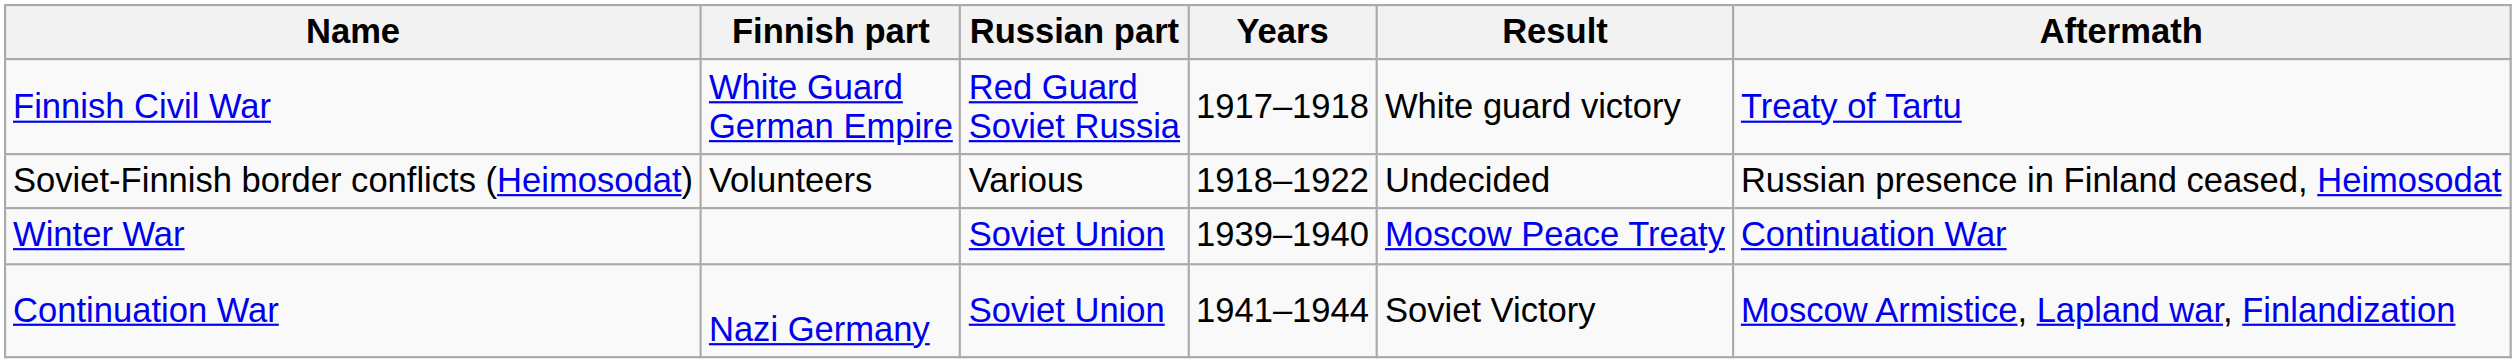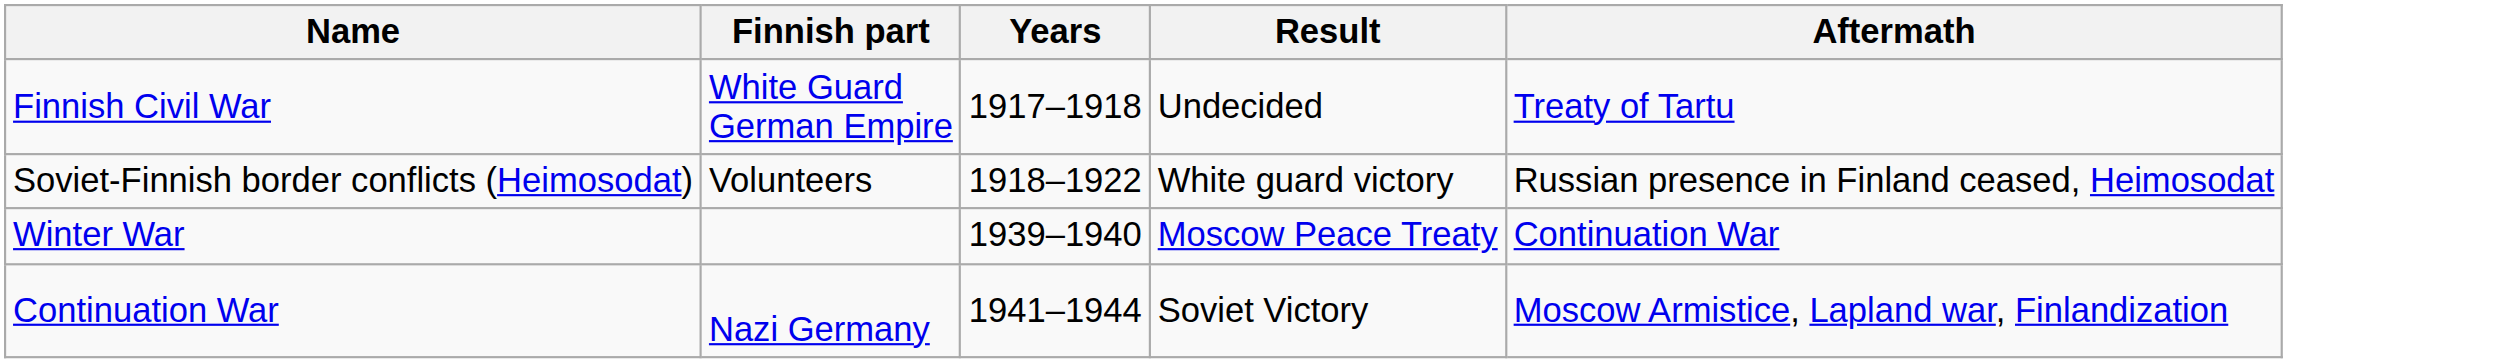- column: (1074, 31)
(1533, 106) White guard victory -> (1240, 106) Undecided
(1468, 180) Undecided -> (1306, 180) White guard victory
